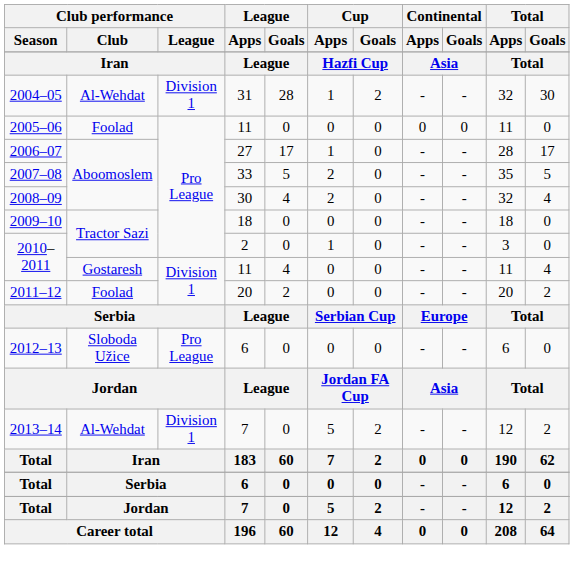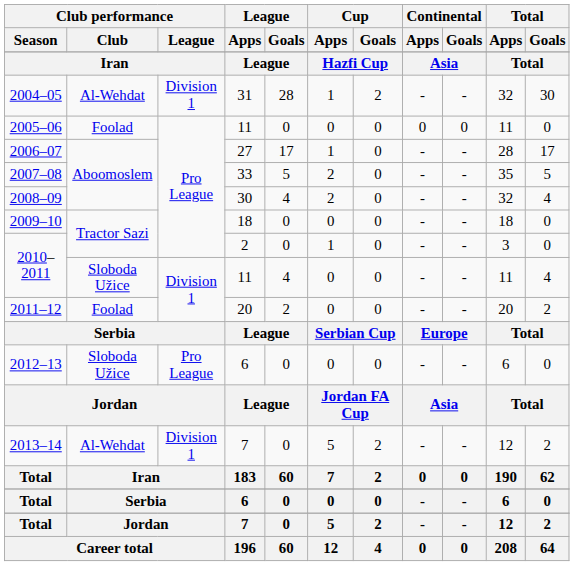(112, 269) Gostaresh -> (112, 277) Sloboda Užice
